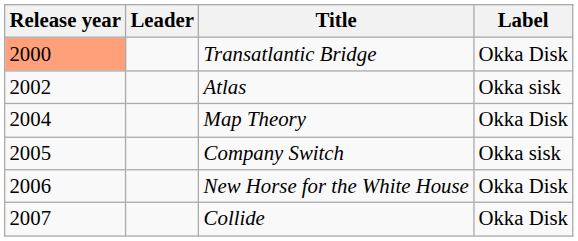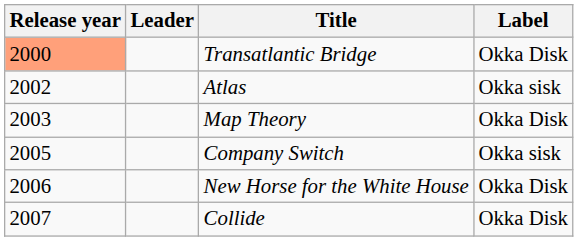(30, 119) 2004 -> (30, 119) 2003
